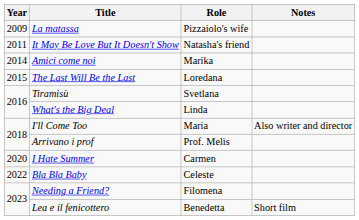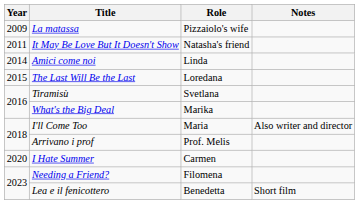(198, 61) Marika -> (195, 61) Linda
(195, 110) Linda -> (198, 110) Marika
- row: (59, 175)
